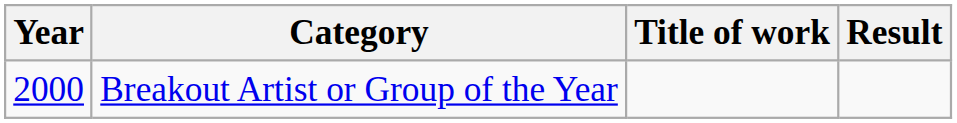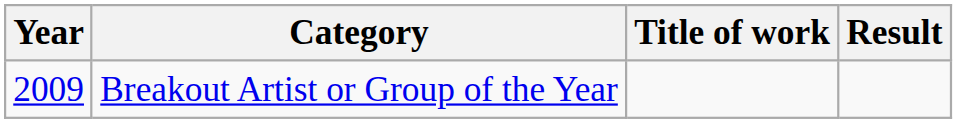(49, 88) 2000 -> (49, 88) 2009
